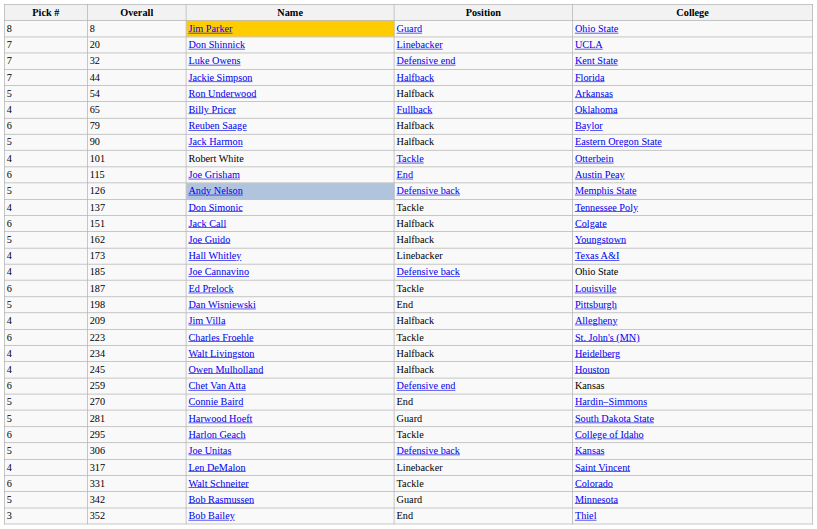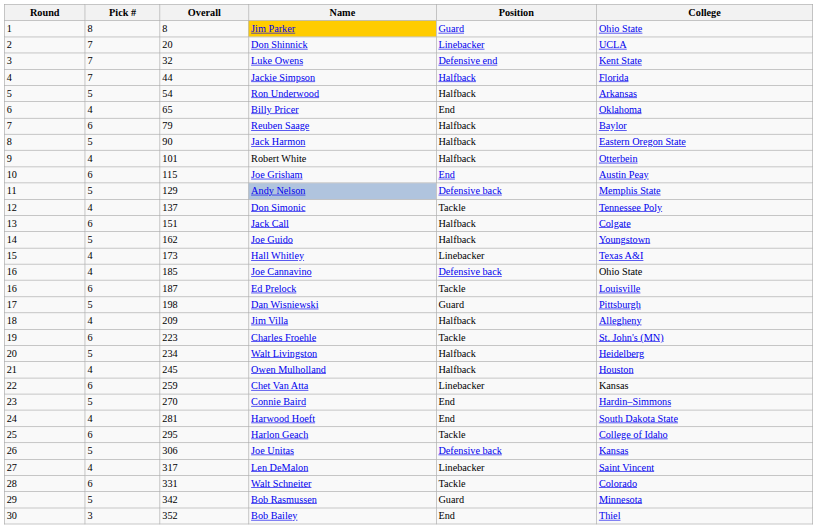+ column: (45, 12)
(414, 110) Fullback -> (447, 110) End
(410, 158) Tackle -> (457, 158) Halfback
(97, 191) 126 -> (170, 191) 129
(405, 304) End -> (451, 304) Guard
(9, 353) 4 -> (90, 353) 5
(426, 386) Defensive end -> (461, 386) Linebacker
(9, 418) 5 -> (90, 418) 4
(409, 418) Guard -> (447, 418) End
